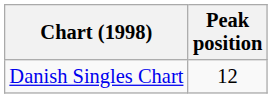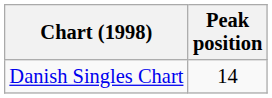(228, 76) 12 -> (228, 76) 14
